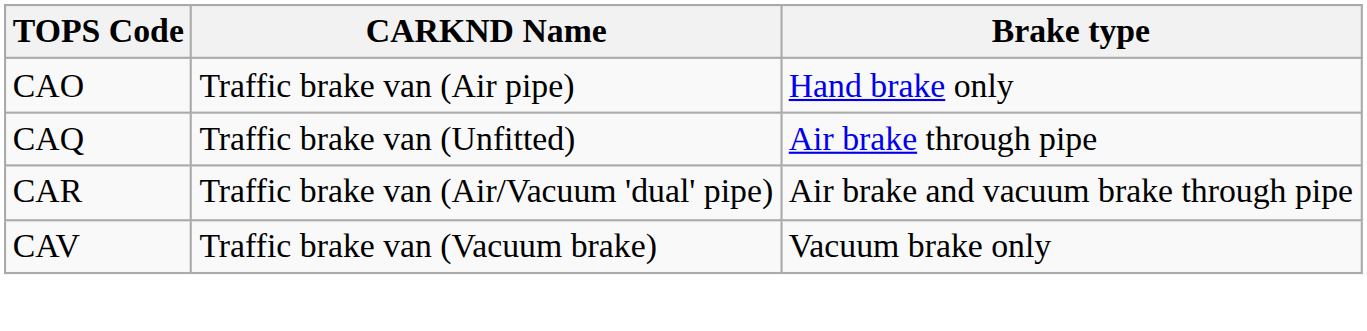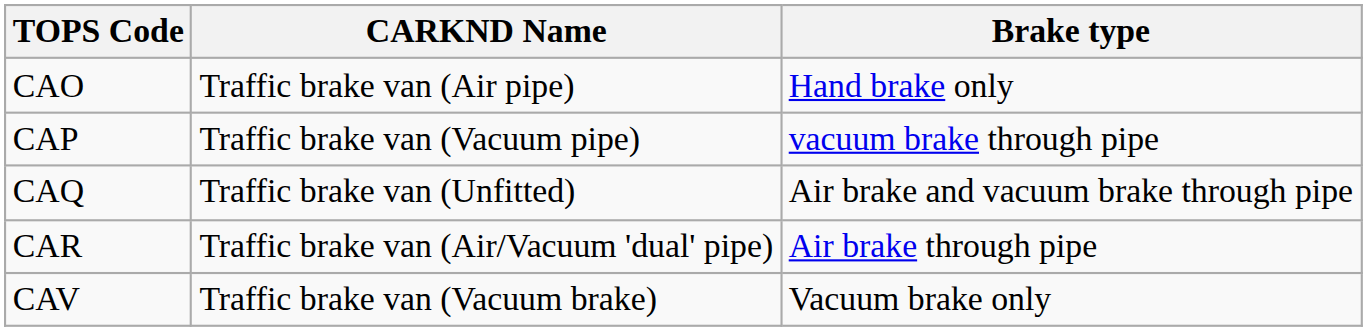+ row: (46, 138)
(943, 138) Air brake through pipe -> (1071, 191) Air brake and vacuum brake through pipe
(1071, 191) Air brake and vacuum brake through pipe -> (943, 245) Air brake through pipe
